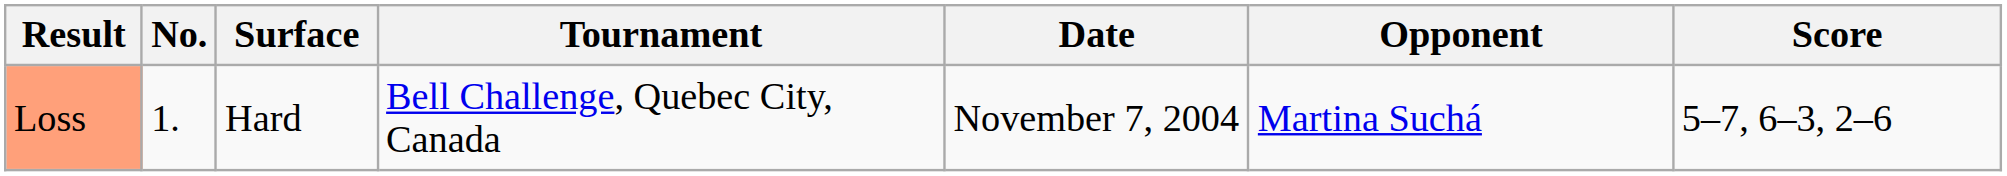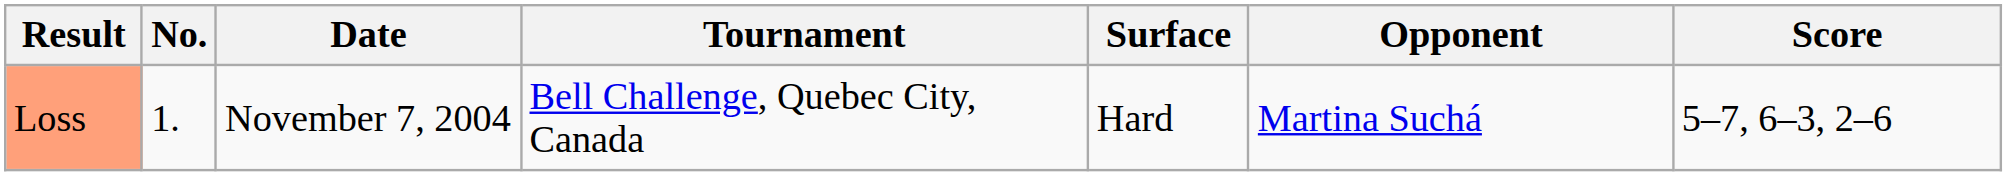columns swapped: (1097, 34) <-> (297, 34)
